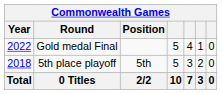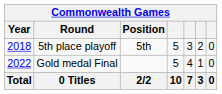rows swapped: (77, 64) <-> (77, 47)
